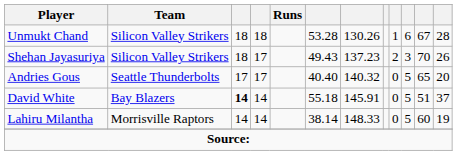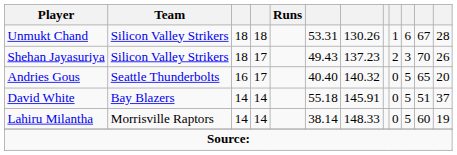(323, 35) 53.28 -> (323, 35) 53.31
(241, 77) 17 -> (241, 77) 16
(241, 98) bold -> (241, 98) normal
